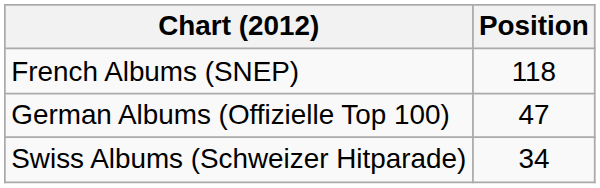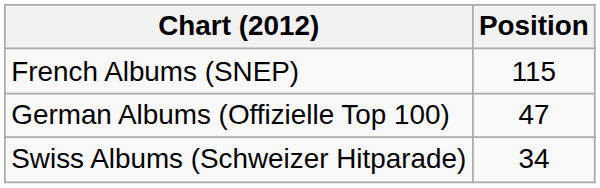(534, 70) 118 -> (534, 70) 115
